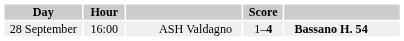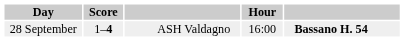columns swapped: (104, 12) <-> (263, 12)
